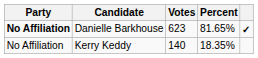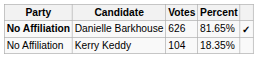(177, 29) 623 -> (177, 29) 626
(177, 45) 140 -> (177, 45) 104
